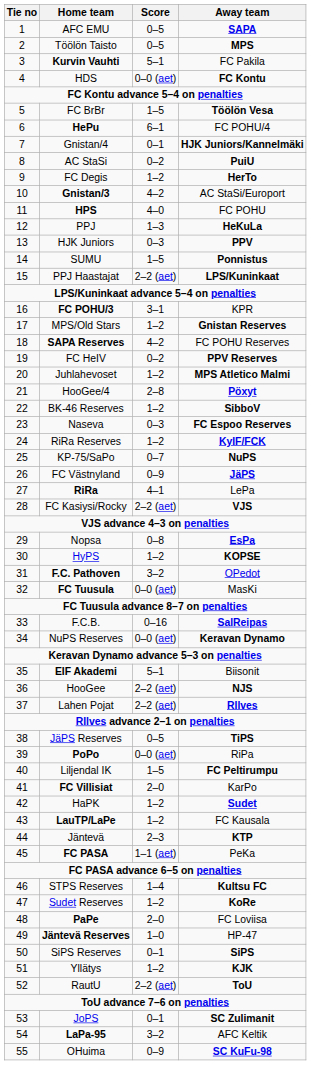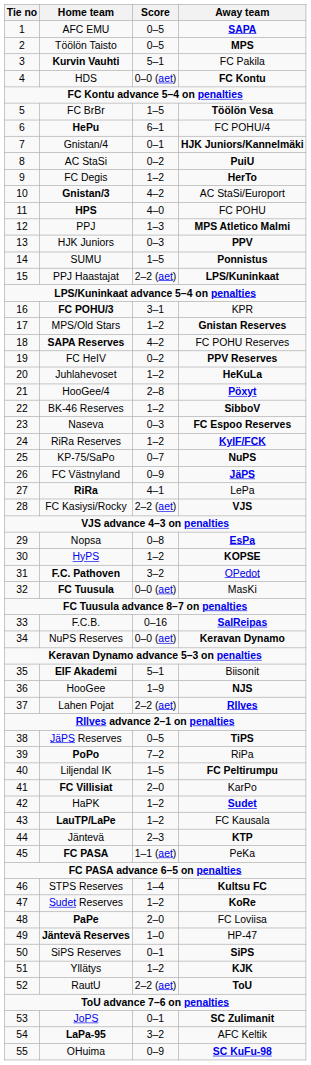(242, 227) HeKuLa -> (242, 227) MPS Atletico Malmi
(242, 375) MPS Atletico Malmi -> (242, 375) HeKuLa
(155, 688) 2–2 (aet) -> (155, 688) 1–9
(155, 754) 0–0 (aet) -> (155, 754) 7–2
